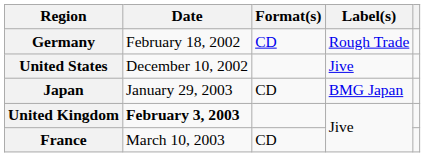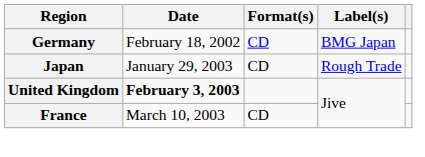(369, 41) Rough Trade -> (358, 41) BMG Japan
- row: (63, 66)
(366, 90) BMG Japan -> (361, 66) Rough Trade
